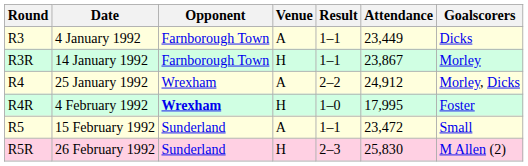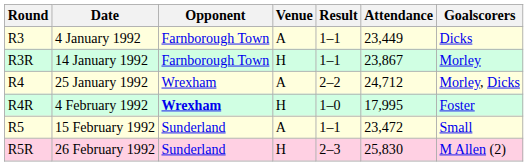(384, 82) 24,912 -> (384, 82) 24,712
